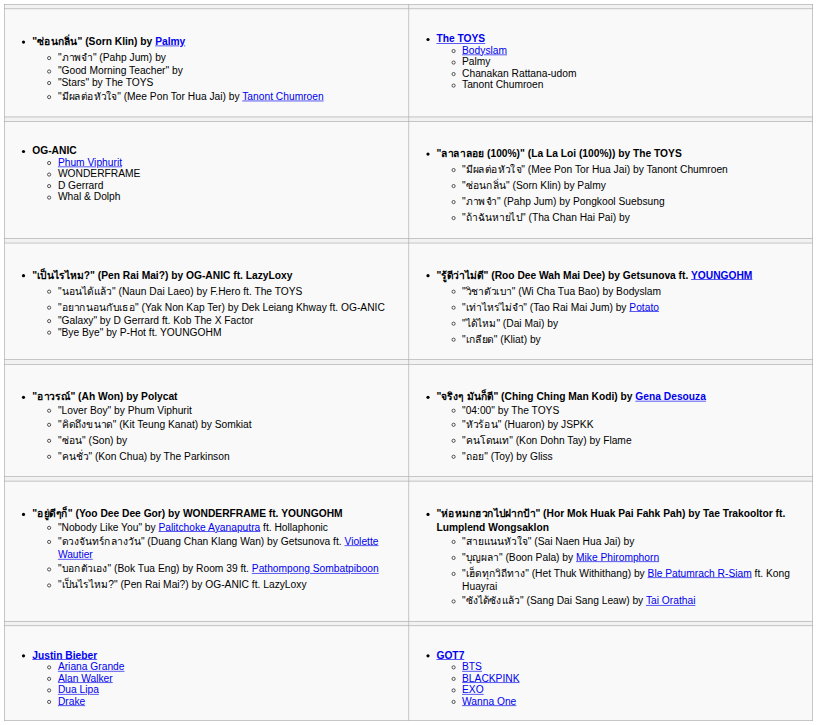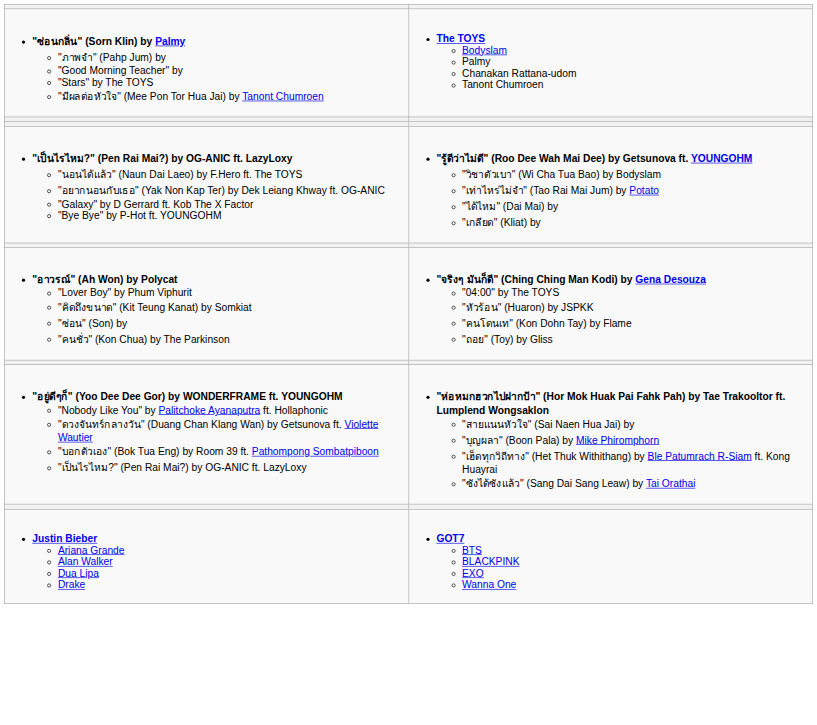- row: (206, 174)
